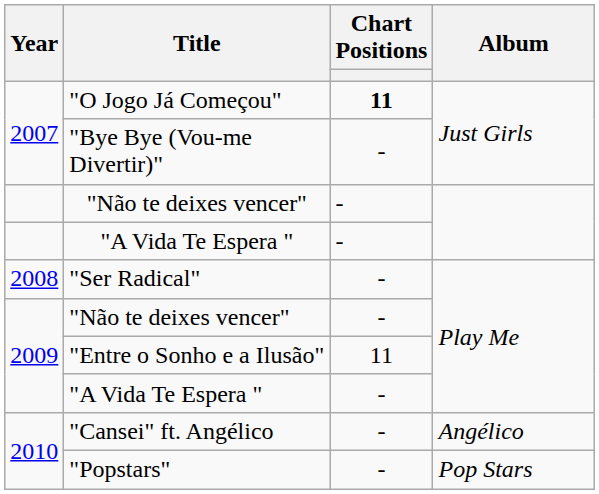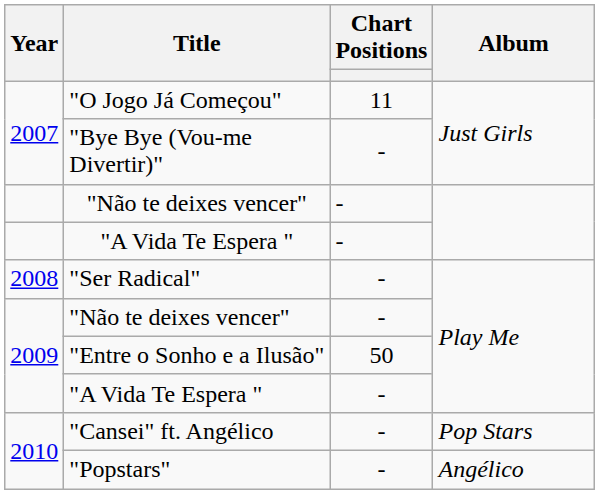(381, 99) bold -> (381, 99) normal
(381, 355) 11 -> (381, 355) 50
(481, 431) Angélico -> (485, 431) Pop Stars
(485, 469) Pop Stars -> (481, 469) Angélico
